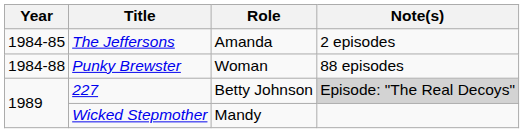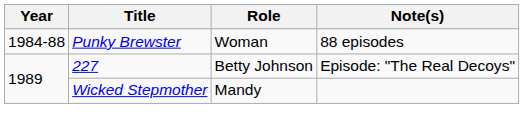- row: (123, 41)
(418, 90) lightgrey background -> (418, 66) no background
